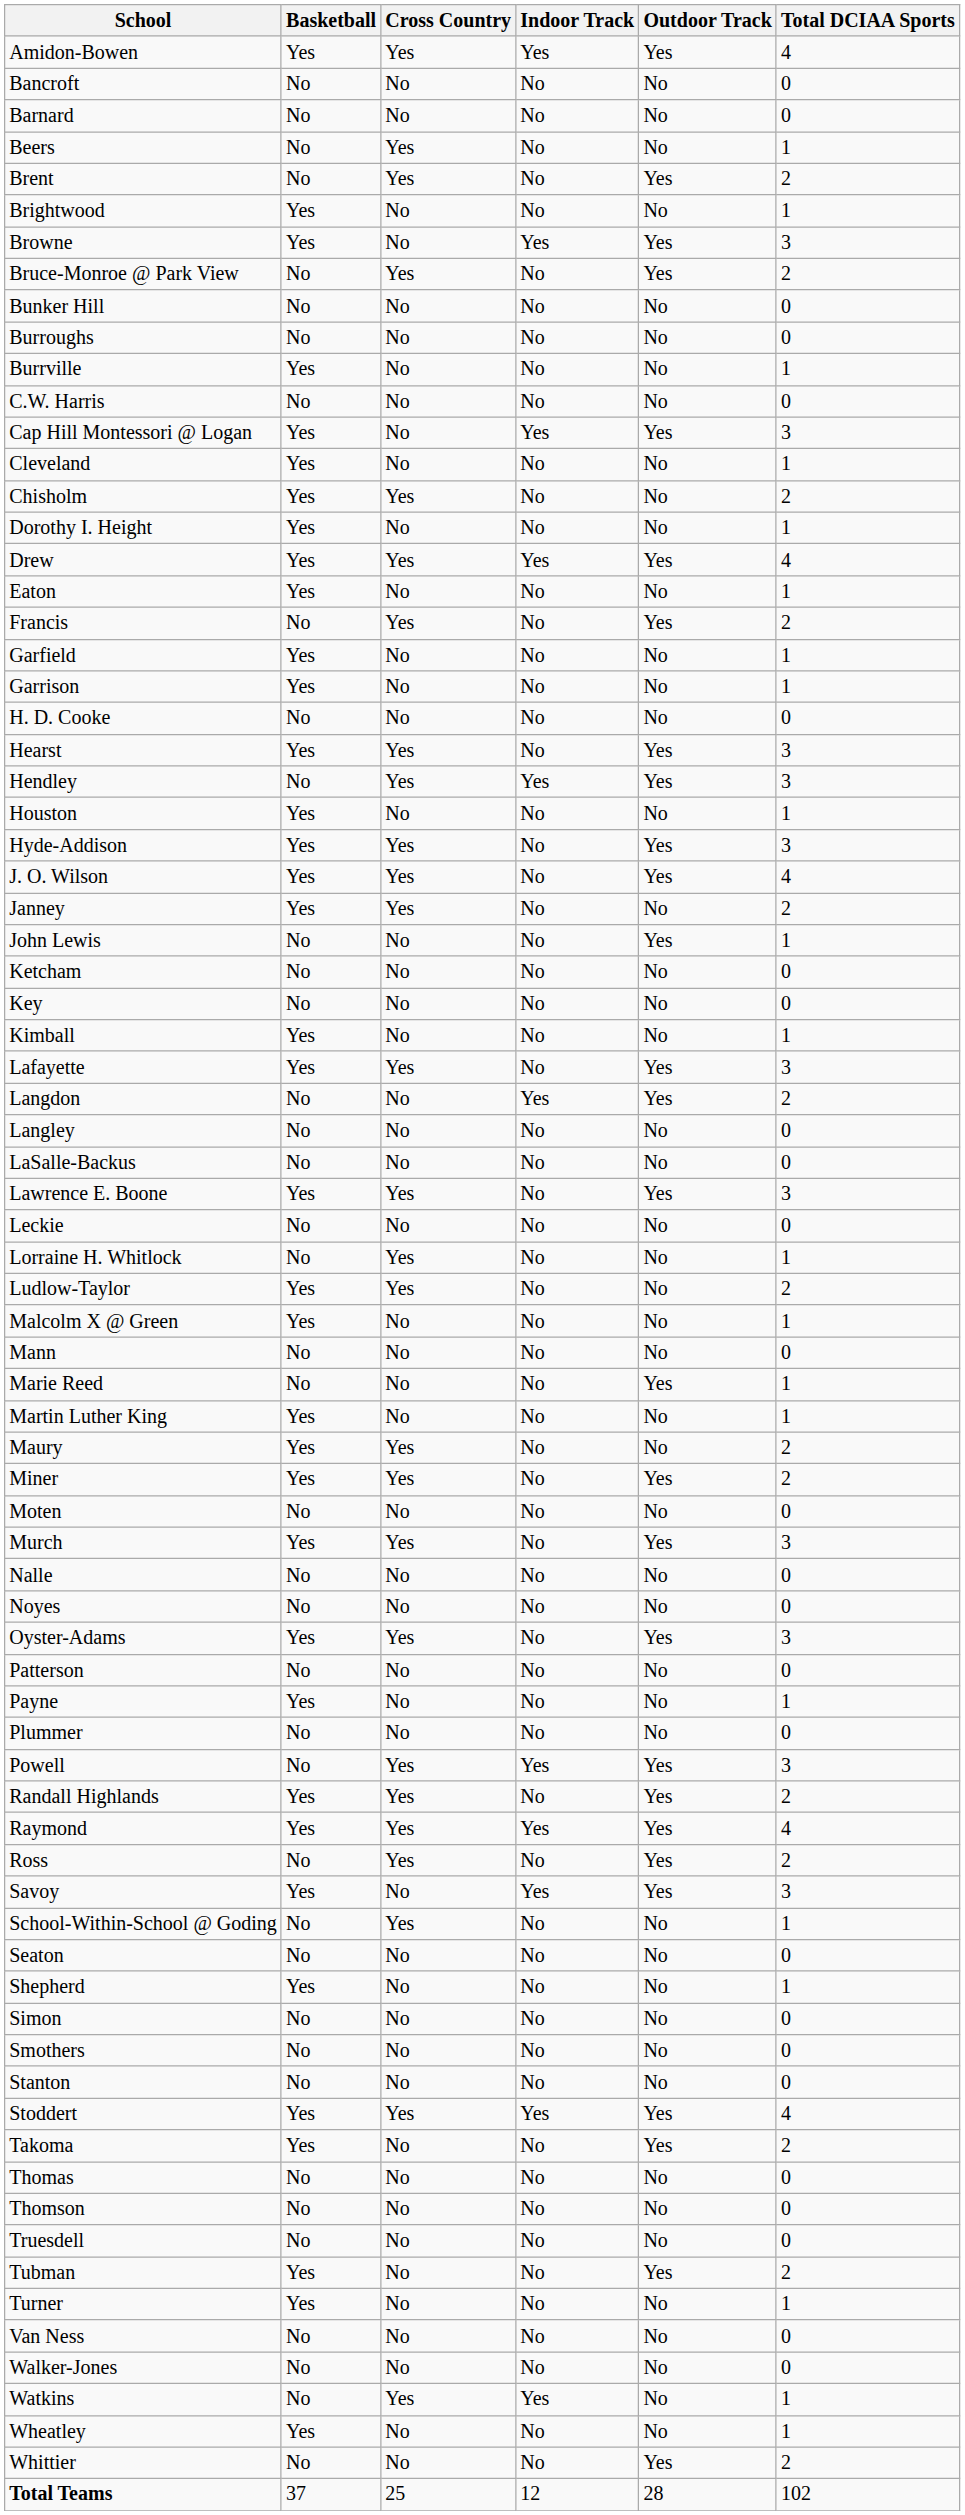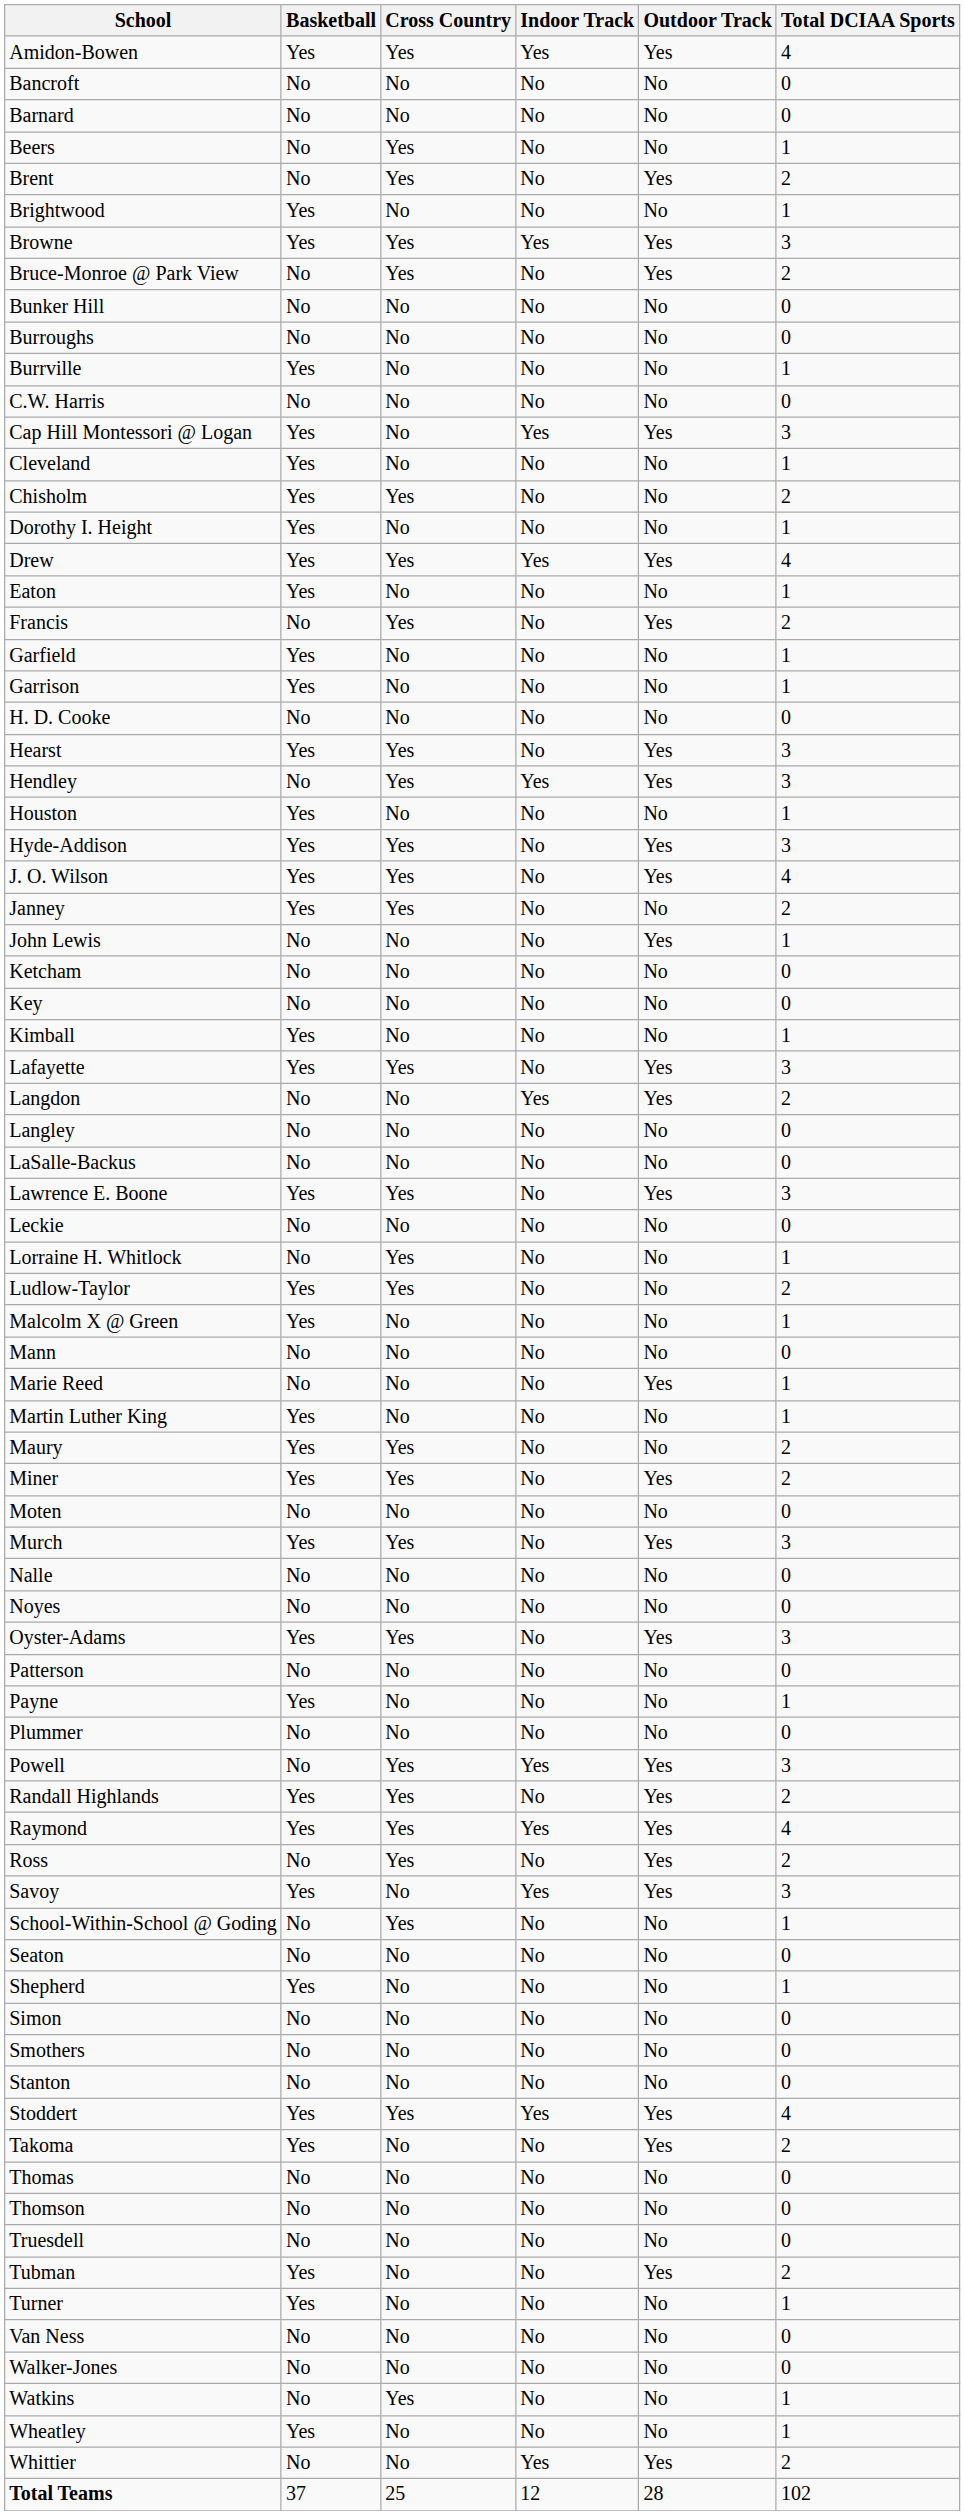(398, 242) No -> (400, 242) Yes
(535, 2399) Yes -> (532, 2399) No
(532, 2462) No -> (535, 2462) Yes
